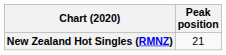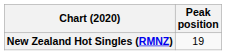(198, 41) 21 -> (198, 41) 19
